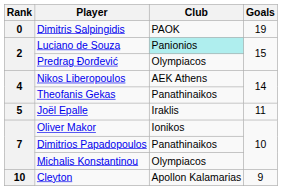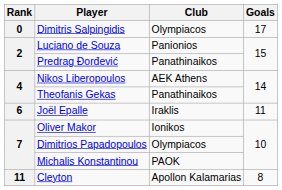(166, 29) PAOK -> (179, 29) Olympiacos
(260, 29) 19 -> (260, 29) 17
(174, 45) paleturquoise background -> (174, 45) no background
(179, 62) Olympiacos -> (184, 62) Panathinaikos
(19, 111) 5 -> (19, 111) 6
(184, 144) Panathinaikos -> (179, 144) Olympiacos
(179, 161) Olympiacos -> (166, 161) PAOK
(19, 177) 10 -> (19, 177) 11
(260, 177) 9 -> (260, 177) 8
